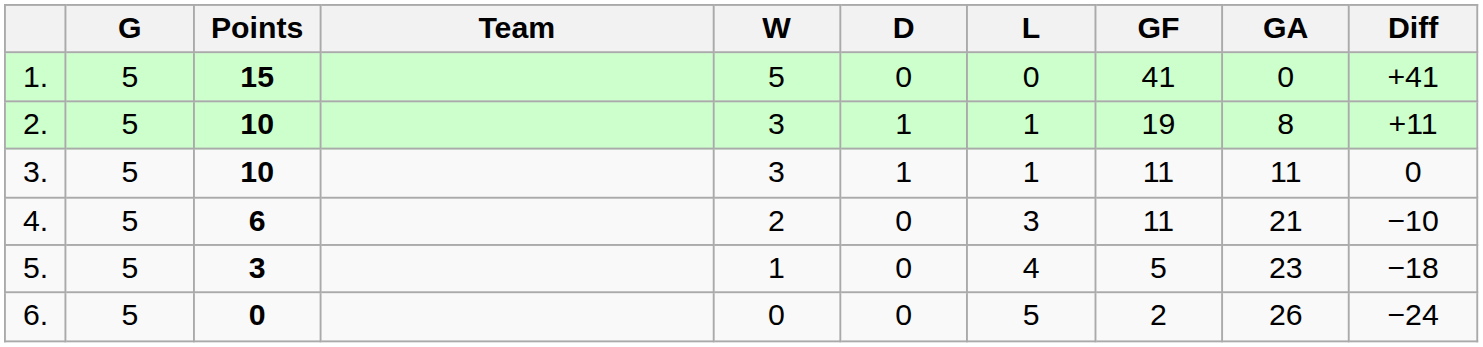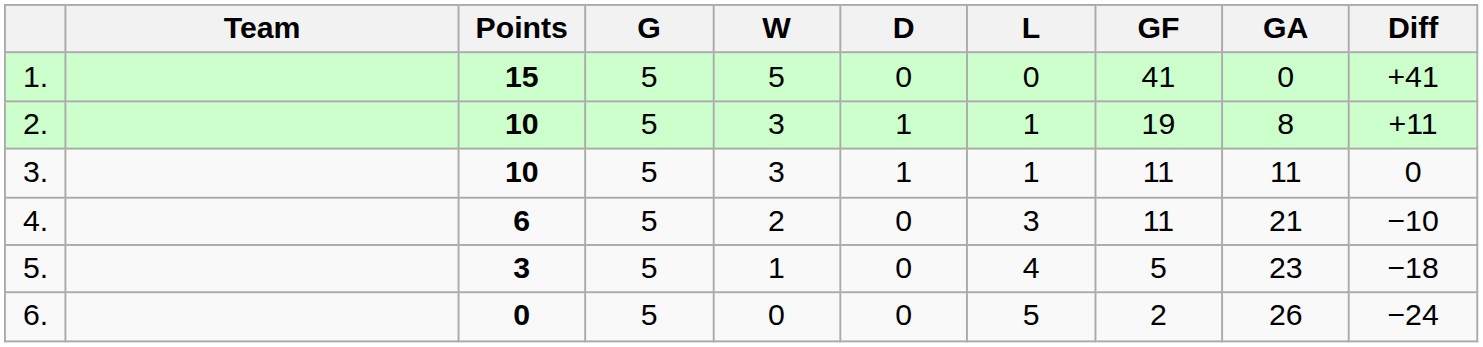columns swapped: (517, 28) <-> (130, 28)
